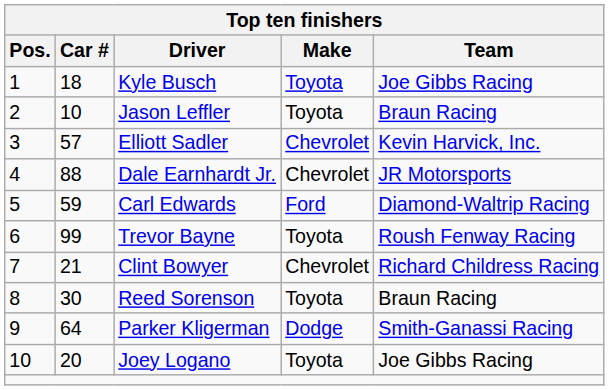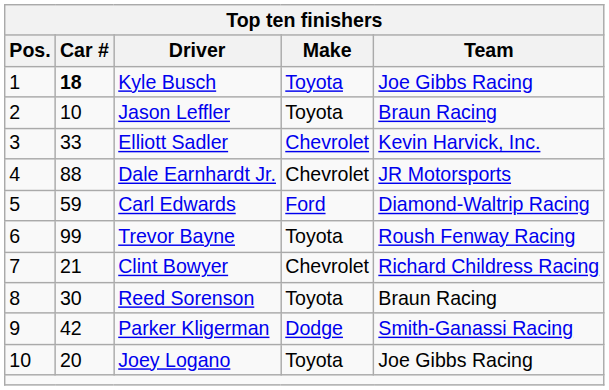(71, 81) normal -> (71, 81) bold
(71, 143) 57 -> (71, 143) 33
(71, 328) 64 -> (71, 328) 42
